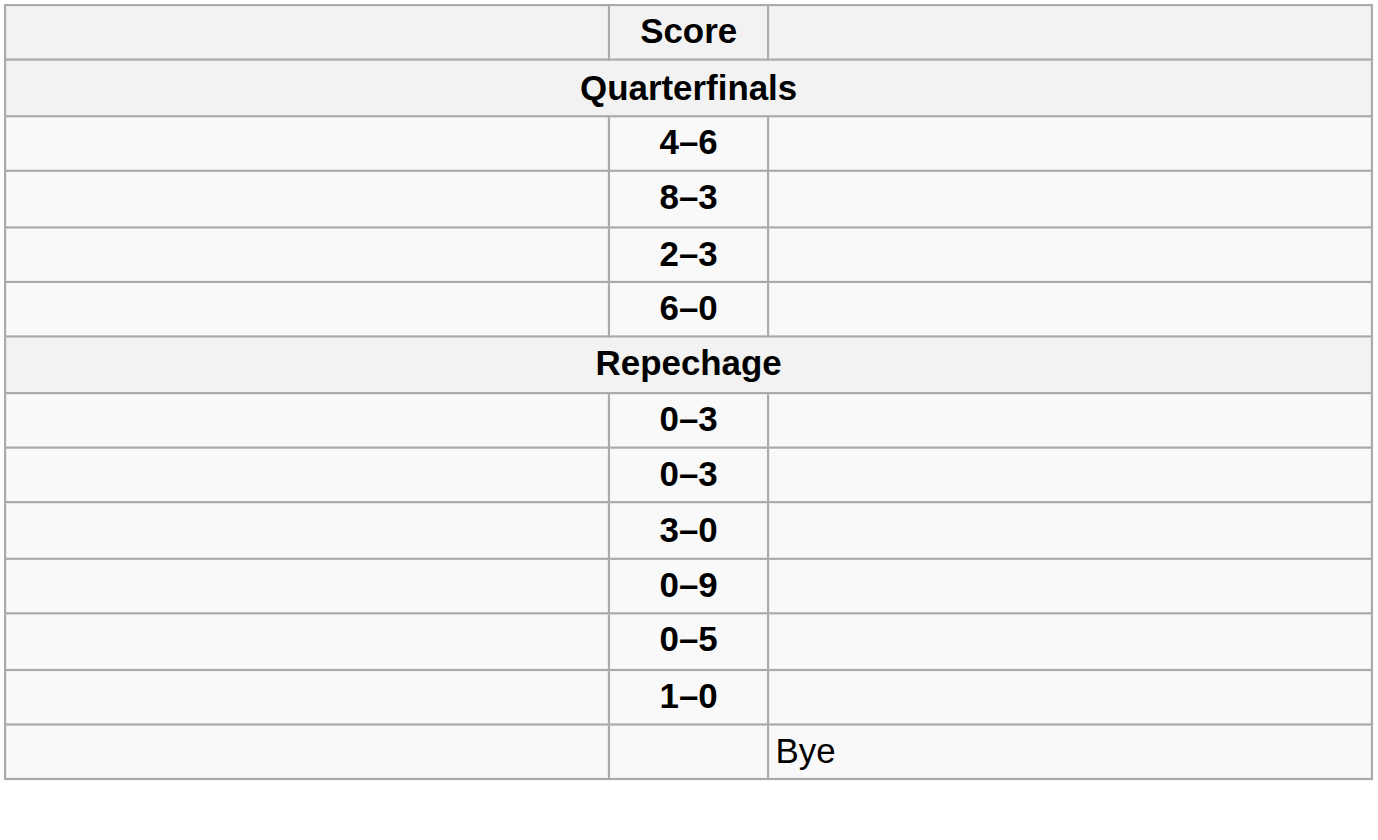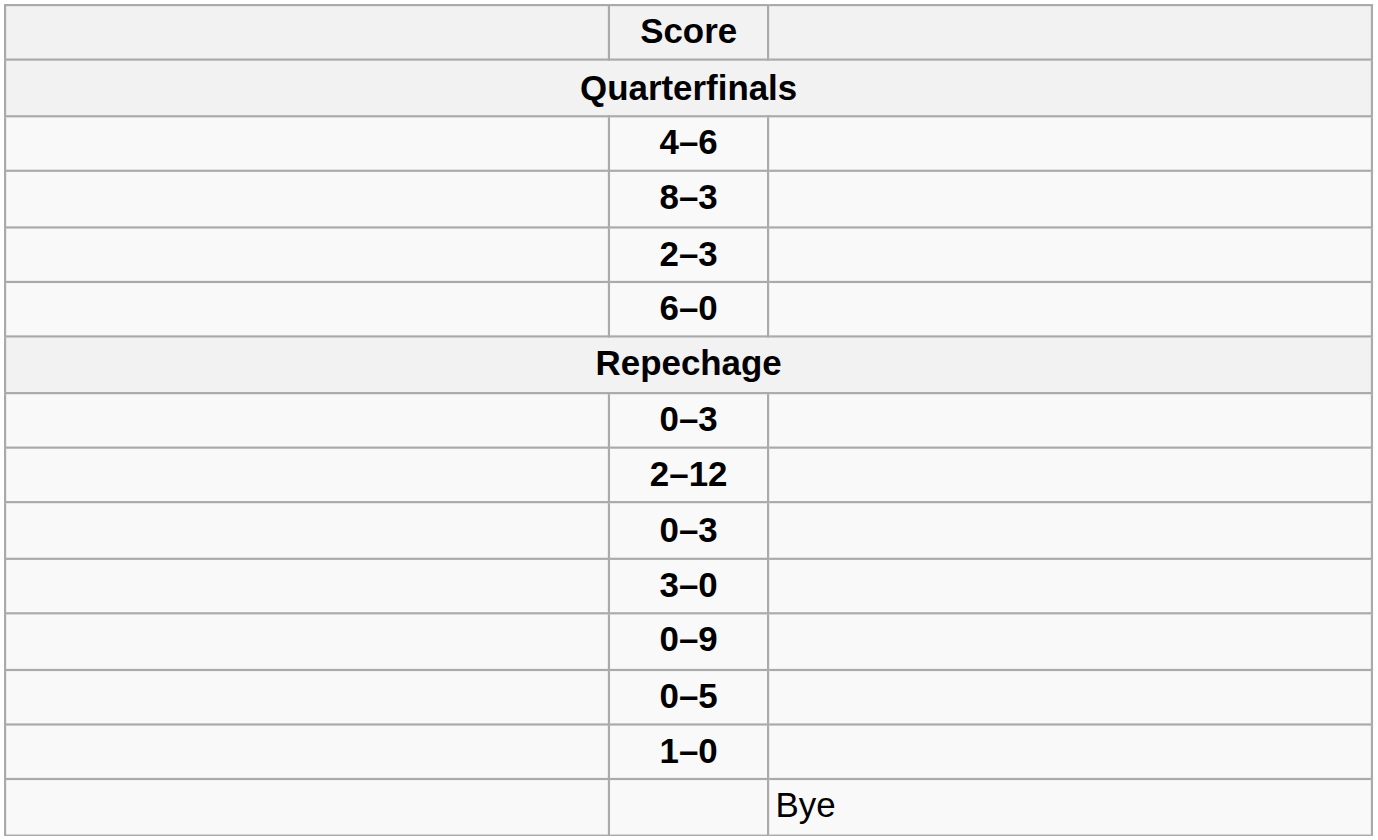+ row: (689, 474)
